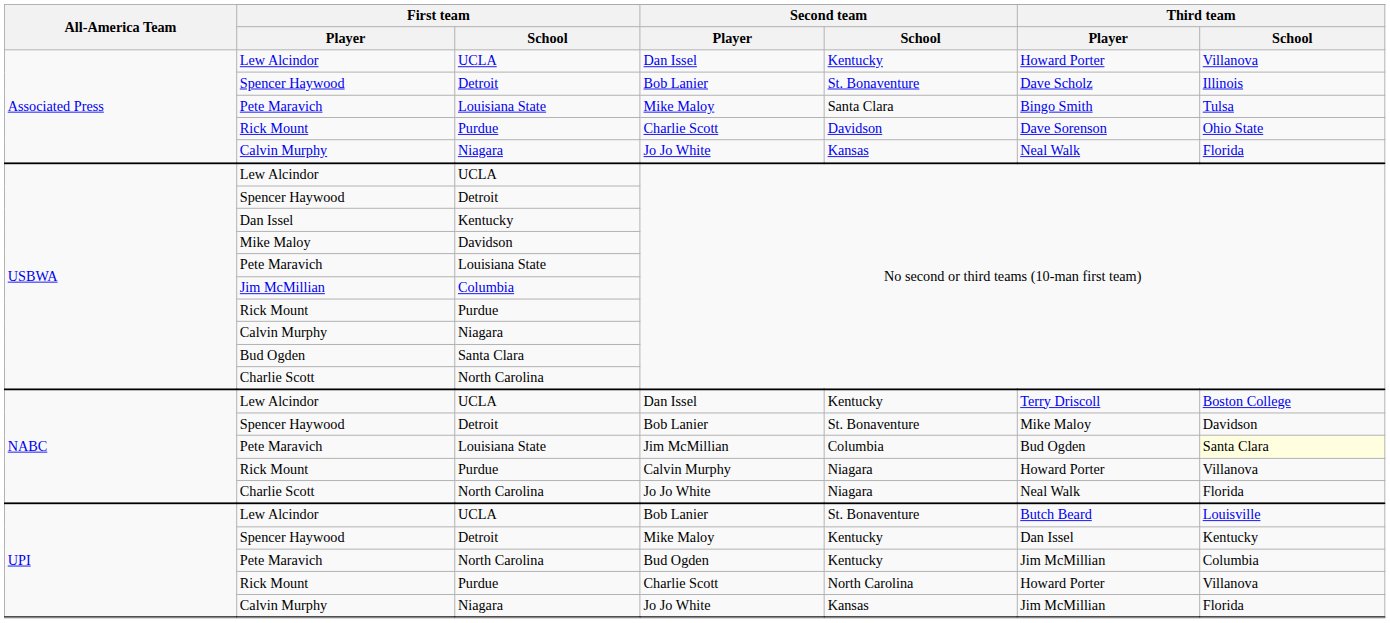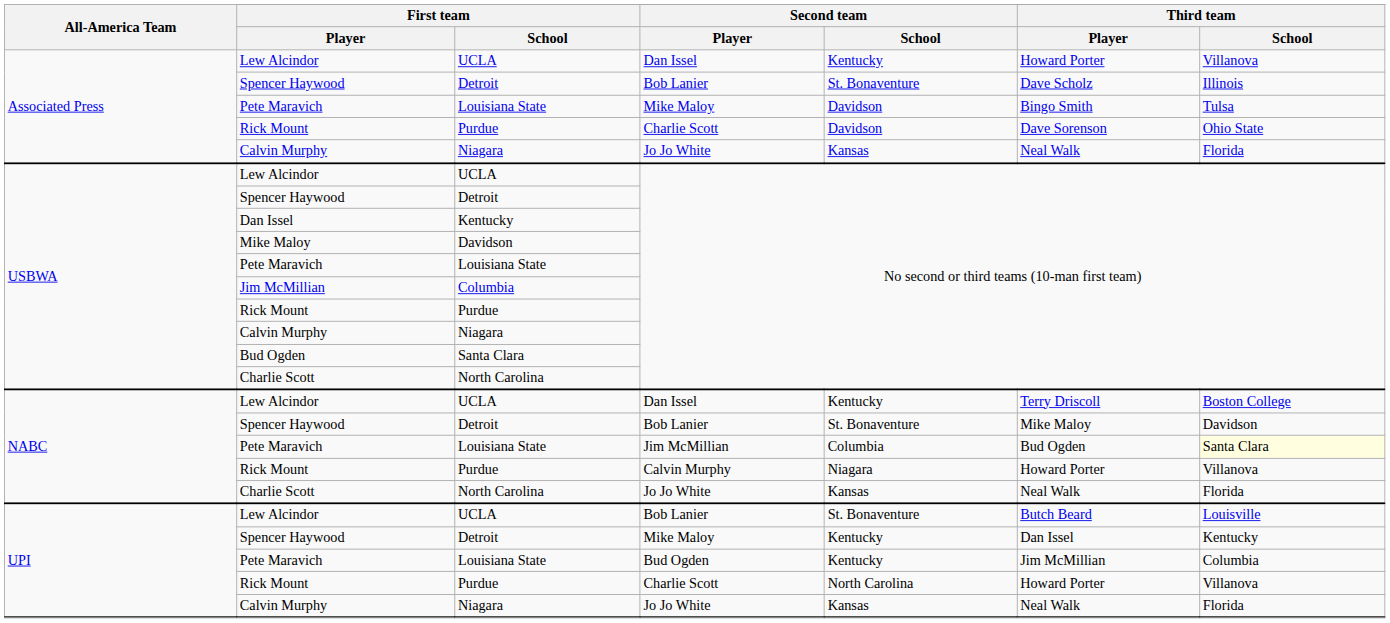(861, 106) Santa Clara -> (855, 106) Davidson
(850, 491) Niagara -> (848, 491) Kansas
(501, 560) North Carolina -> (502, 560) Louisiana State
(1063, 605) Jim McMillian -> (1050, 605) Neal Walk
